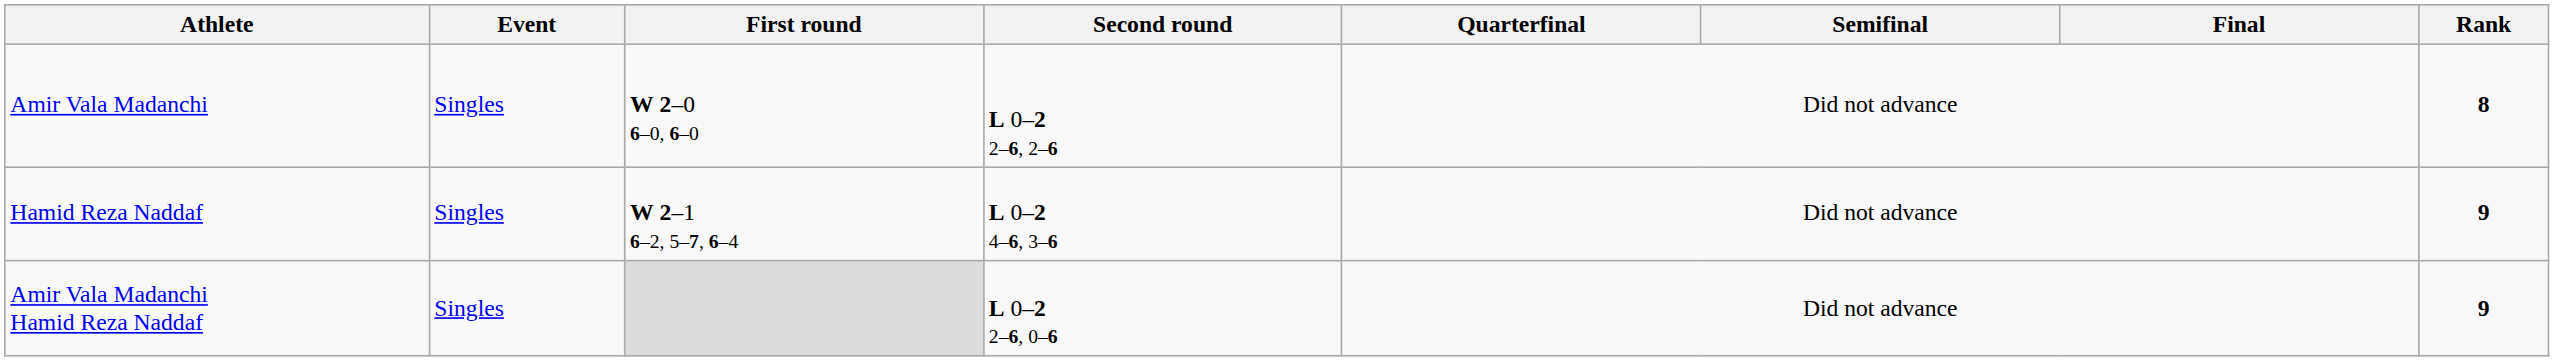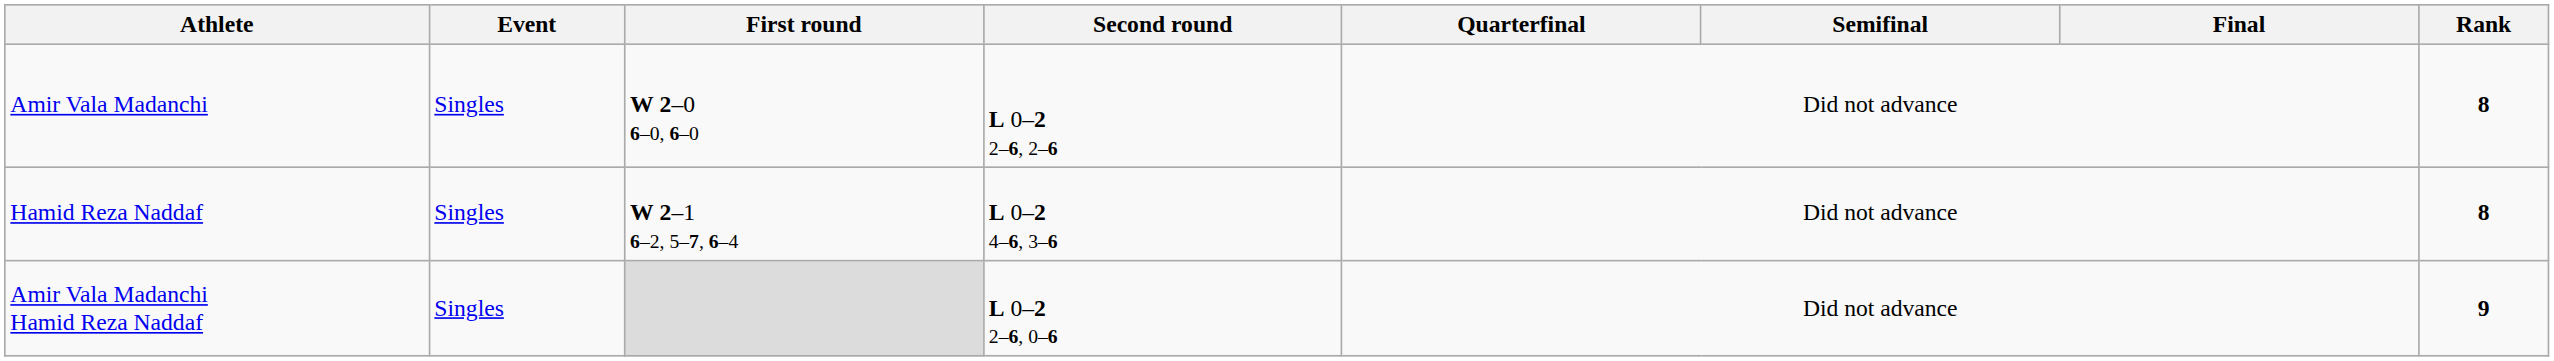(2484, 213) 9 -> (2484, 213) 8
